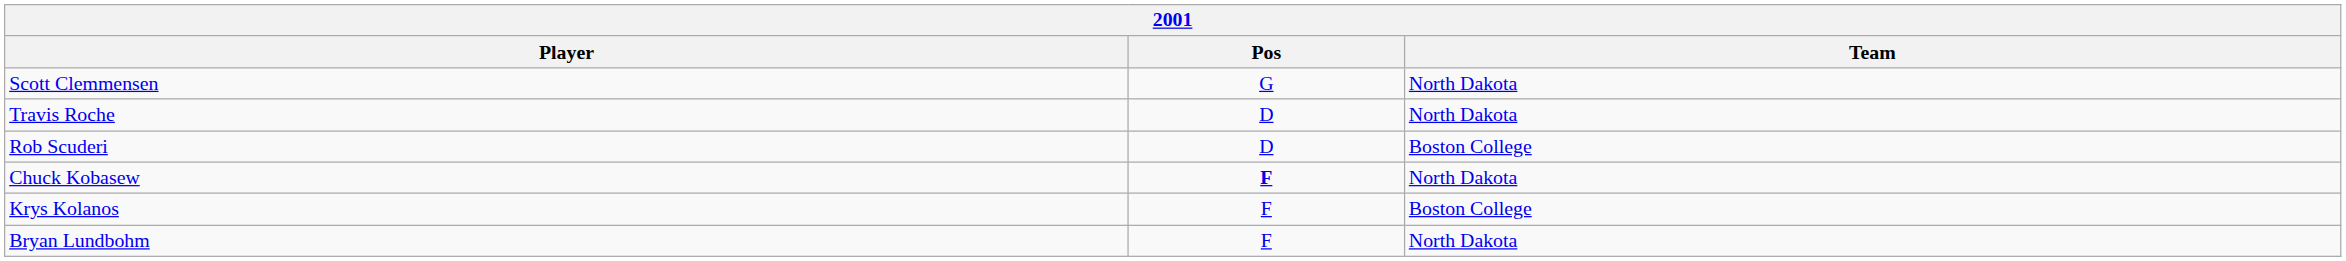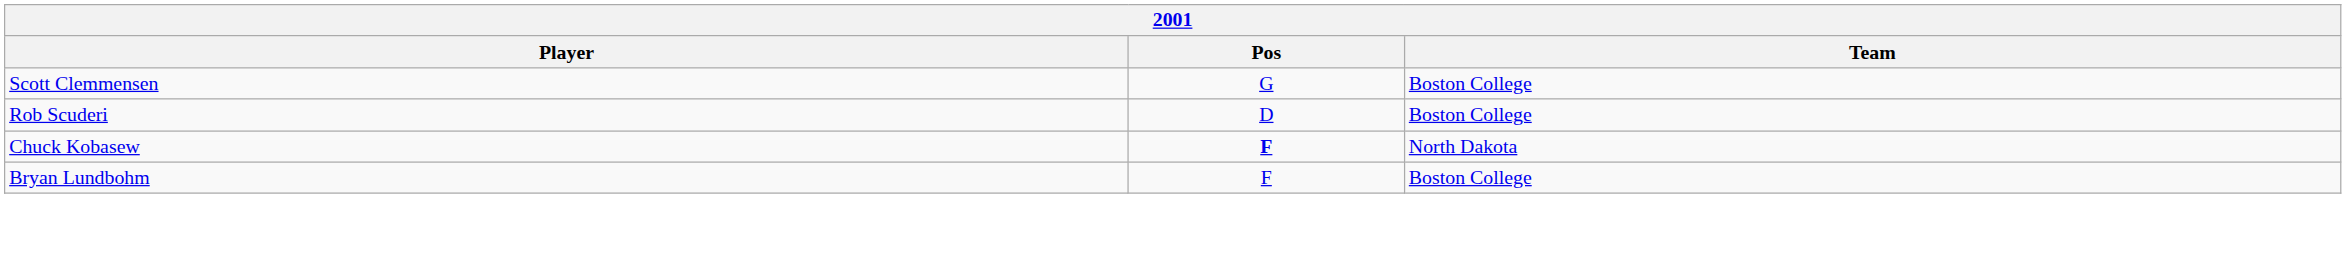(1463, 83) North Dakota -> (1470, 83) Boston College
- row: (62, 114)
- row: (64, 209)
(1463, 240) North Dakota -> (1470, 177) Boston College
